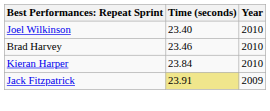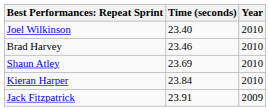+ row: (33, 64)
(180, 81) khaki background -> (180, 98) no background
